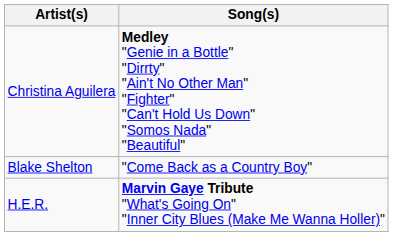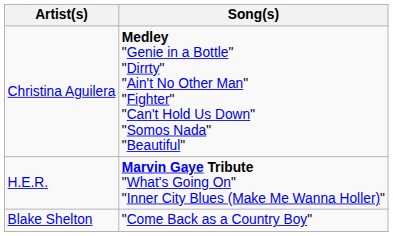rows swapped: (28, 204) <-> (50, 167)
